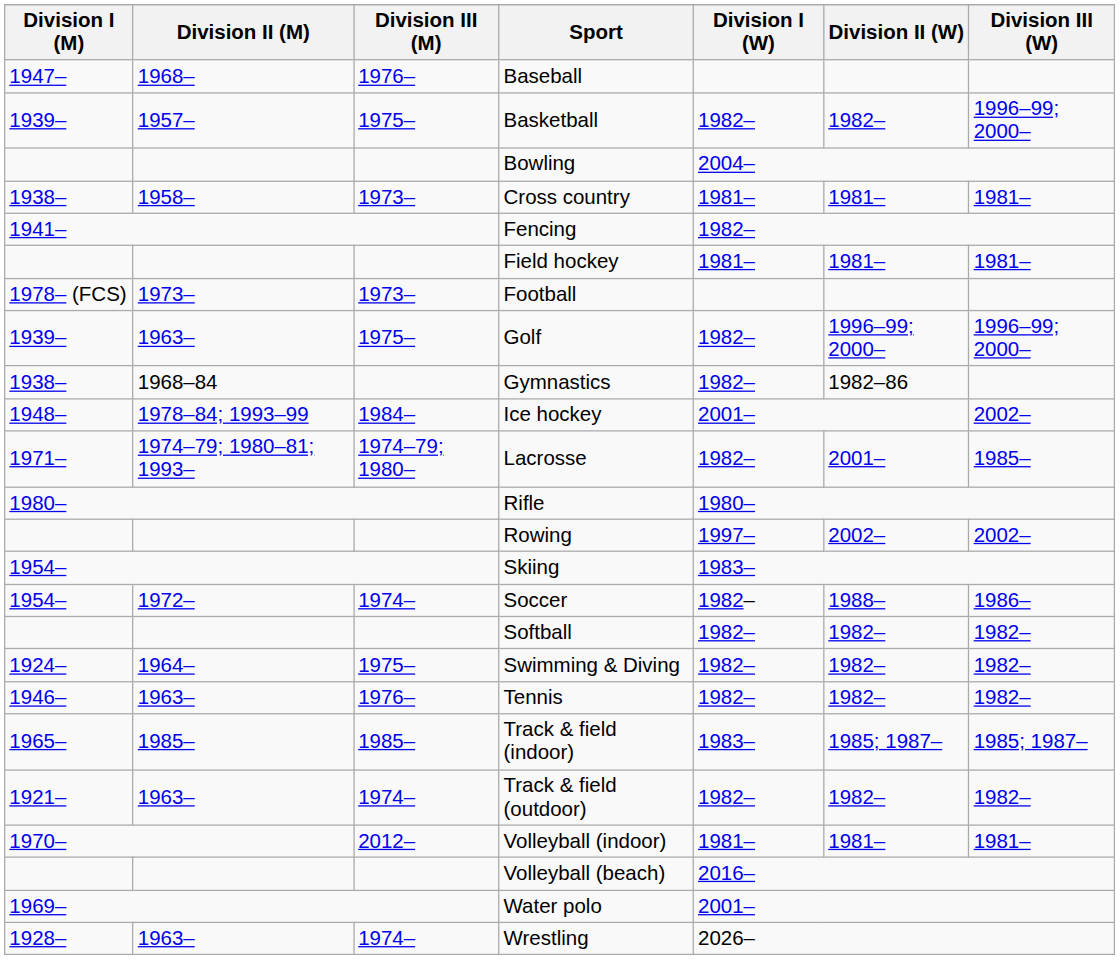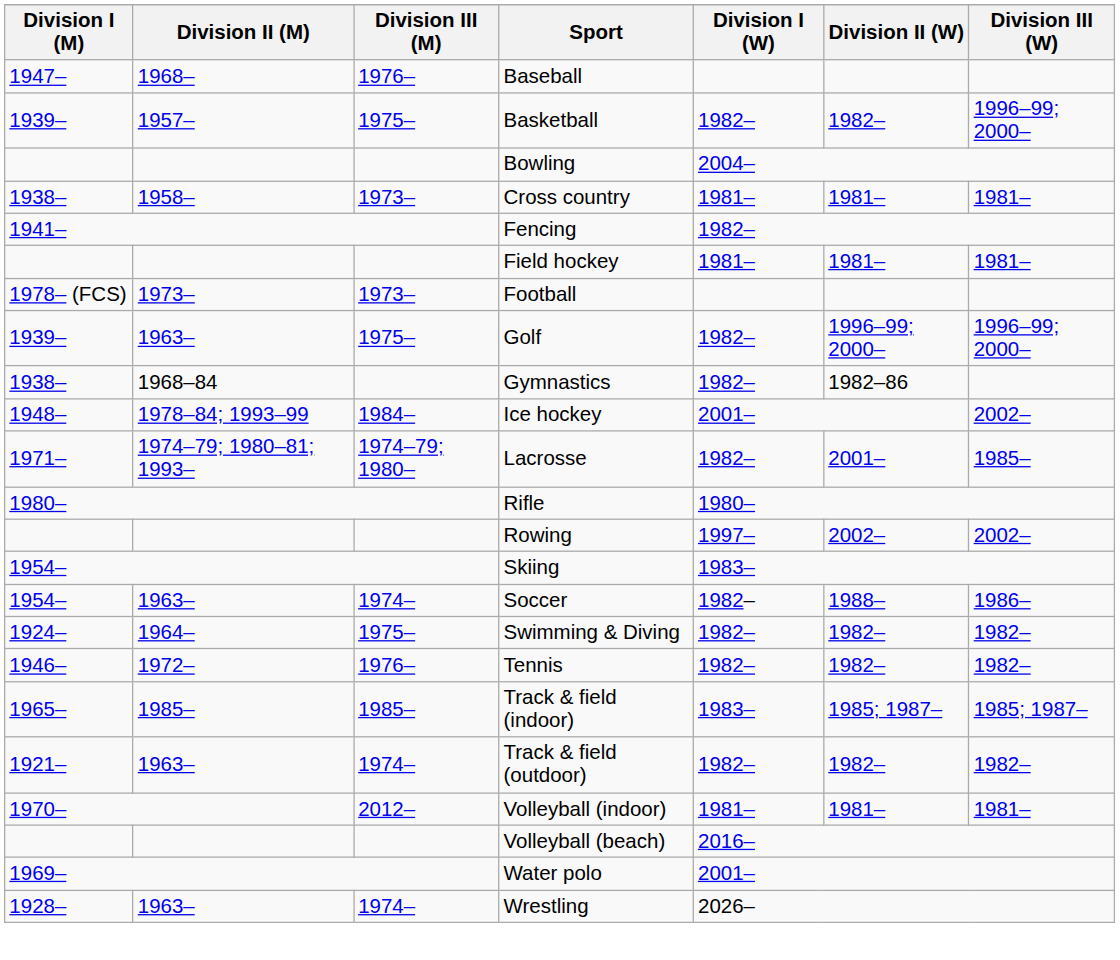(166, 600) 1972– -> (166, 600) 1963–
- row: (538, 632)
(166, 697) 1963– -> (166, 665) 1972–
